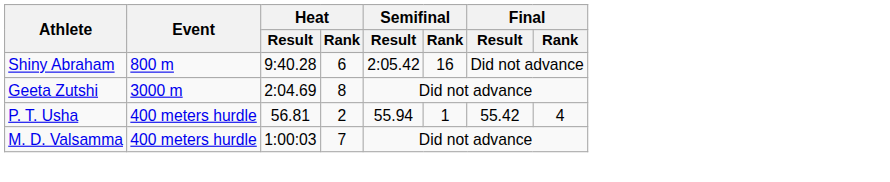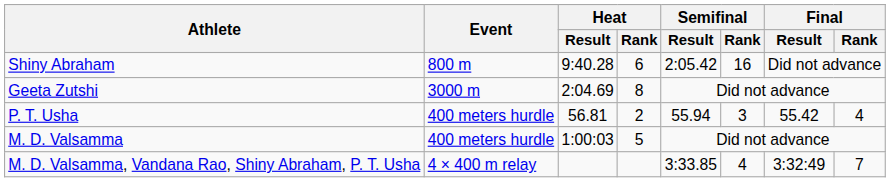(445, 115) 1 -> (742, 115) 3
(342, 140) 7 -> (639, 140) 5
+ row: (214, 165)
